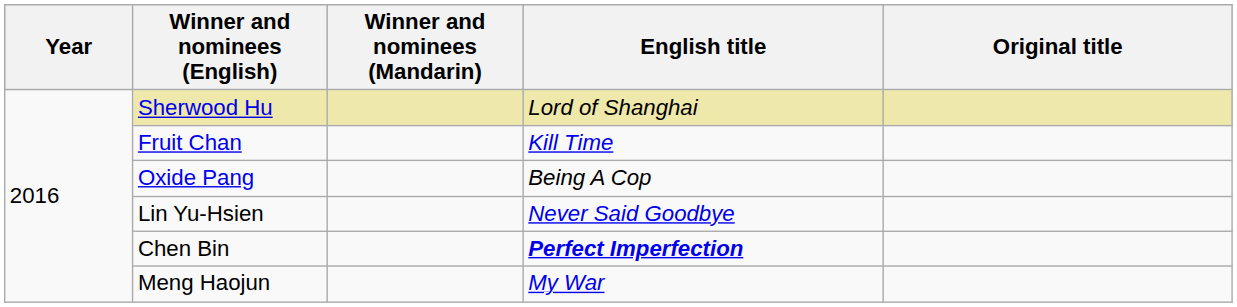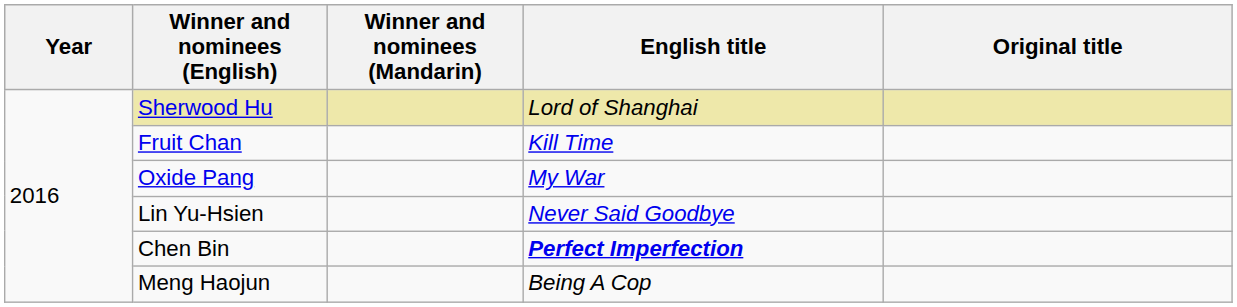(590, 177) Being A Cop -> (566, 177) My War
(566, 283) My War -> (590, 283) Being A Cop
